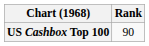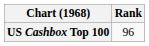(128, 32) 90 -> (128, 32) 96
